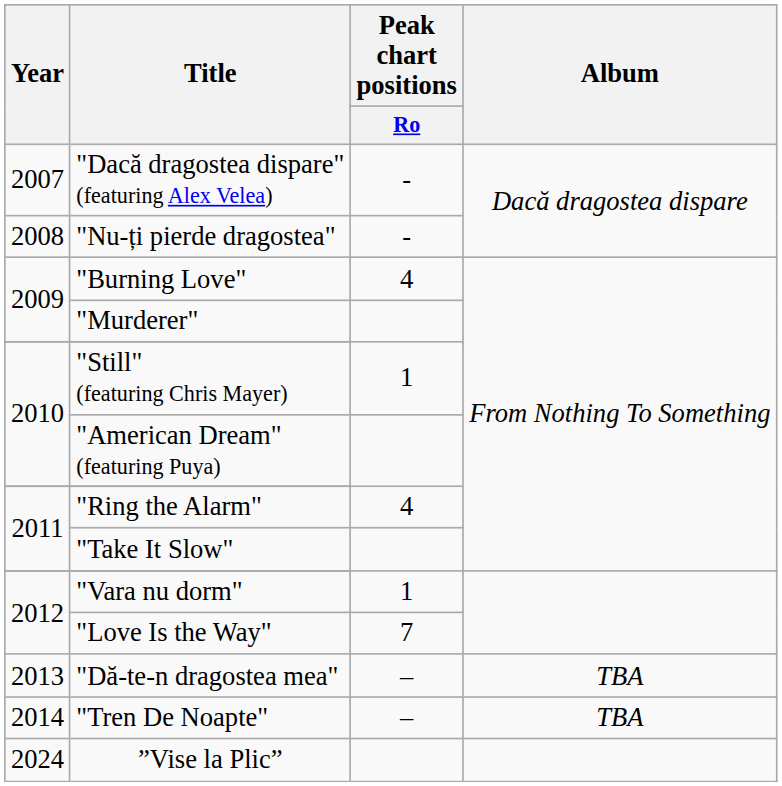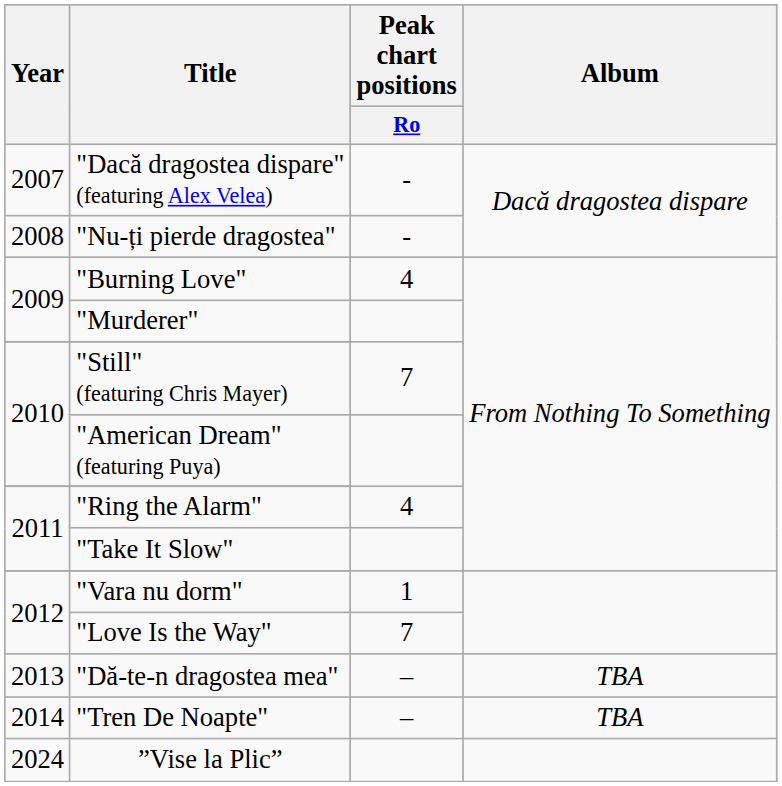(407, 377) 1 -> (407, 377) 7
